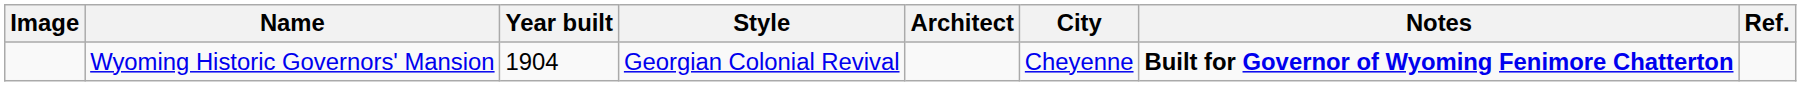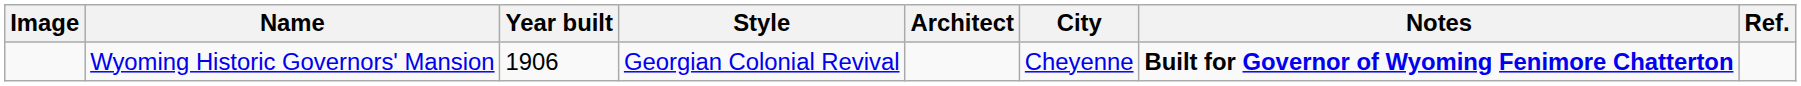(532, 61) 1904 -> (532, 61) 1906
